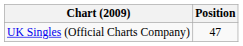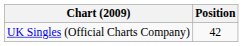(215, 32) 47 -> (215, 32) 42
